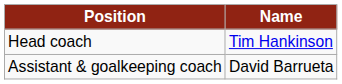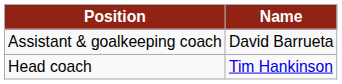rows swapped: (50, 41) <-> (115, 66)
